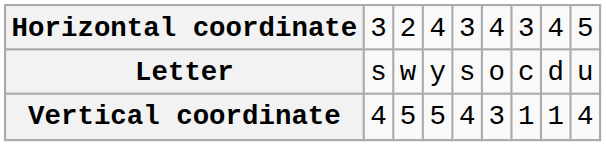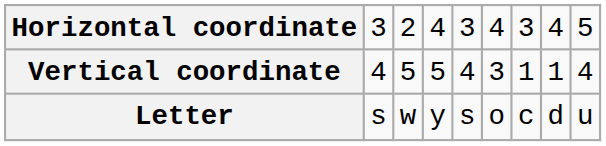rows swapped: (184, 117) <-> (184, 72)
